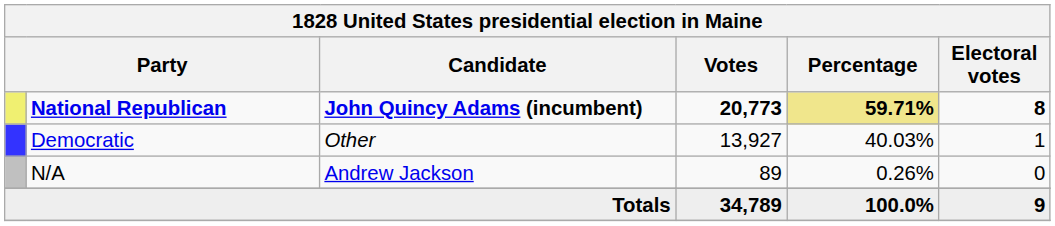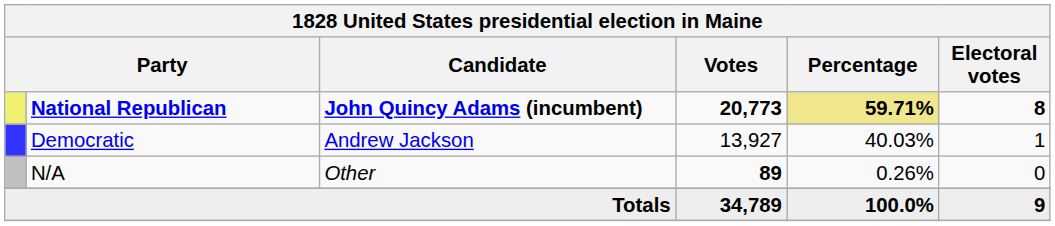(350, 140) Other -> (399, 140) Andrew Jackson
(399, 173) Andrew Jackson -> (350, 173) Other
(771, 173) normal -> (771, 173) bold
